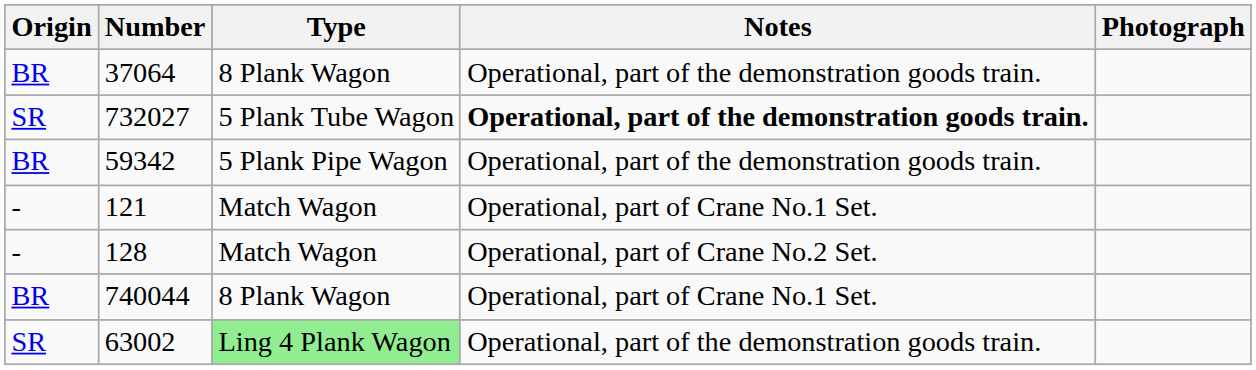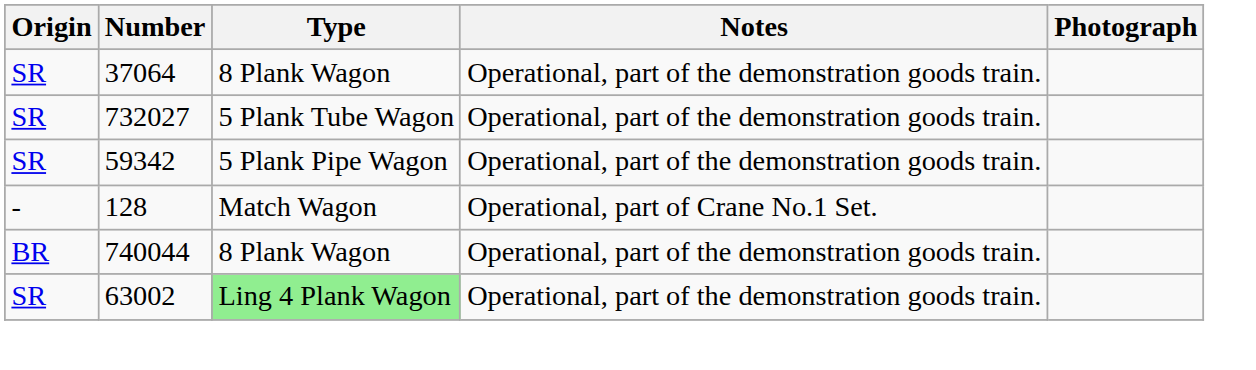(30, 71) BR -> (29, 71) SR
(778, 116) bold -> (754, 116) normal
(30, 161) BR -> (29, 161) SR
- row: (126, 206)
(672, 251) Operational, part of Crane No.2 Set. -> (672, 206) Operational, part of Crane No.1 Set.
(672, 296) Operational, part of Crane No.1 Set. -> (754, 251) Operational, part of the demonstration goods train.
